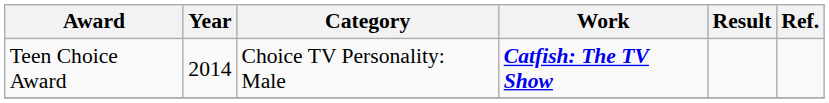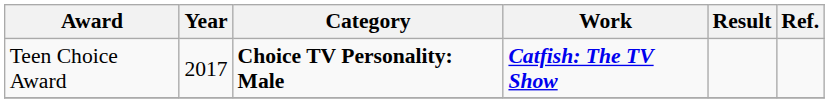(210, 68) 2014 -> (206, 68) 2017
(343, 68) normal -> (345, 68) bold
